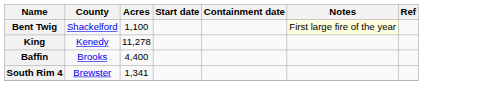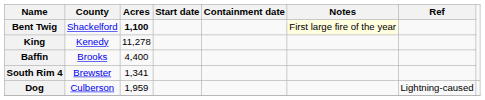(136, 27) normal -> (136, 27) bold
+ row: (35, 88)
